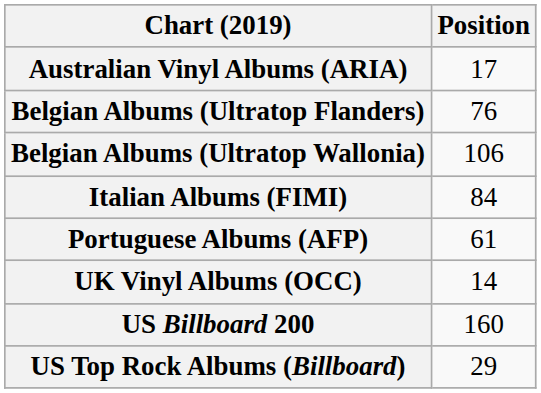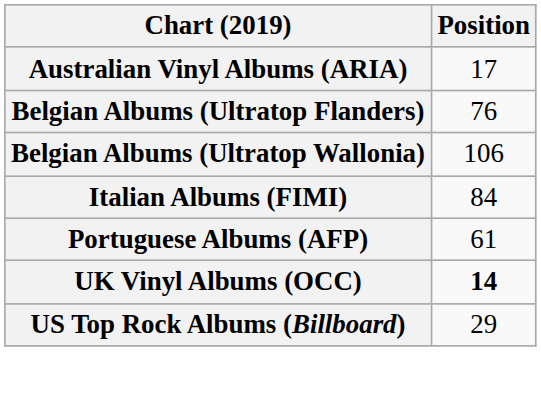(484, 281) normal -> (484, 281) bold
- row: (218, 324)
